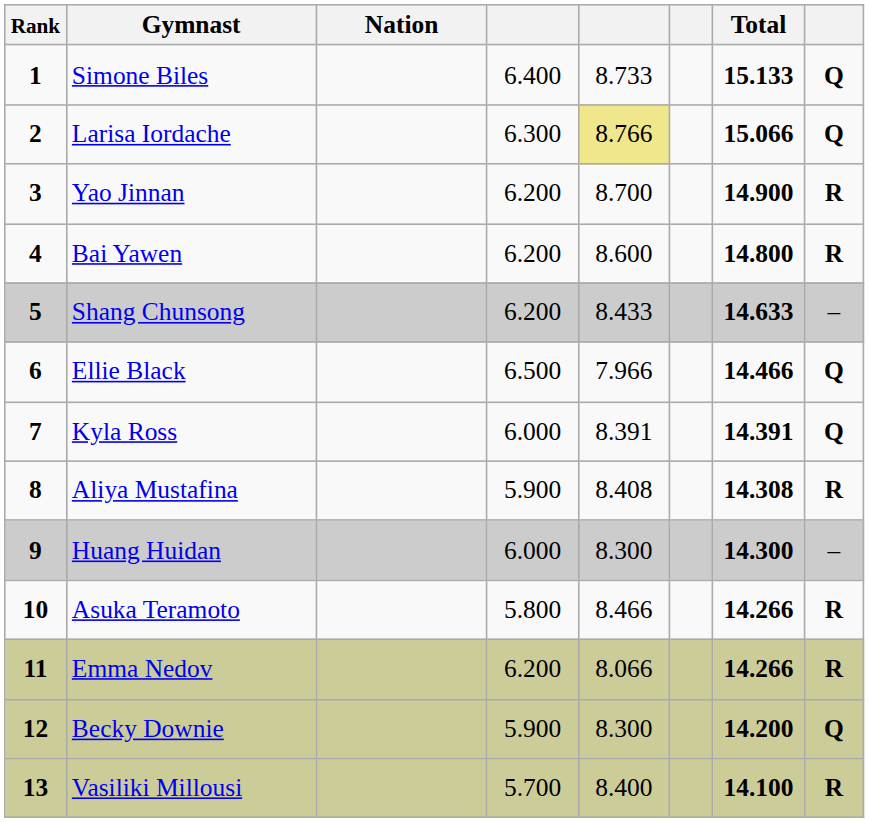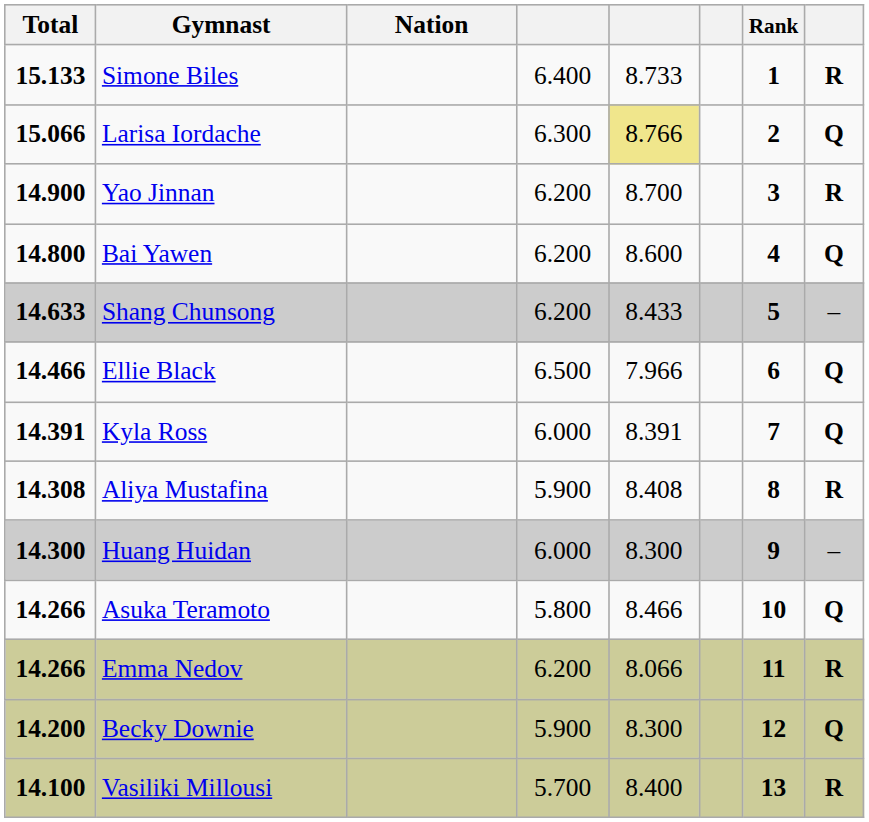columns swapped: (35, 26) <-> (759, 24)
(834, 74) Q -> (834, 74) R
(834, 252) R -> (834, 252) Q
(834, 609) R -> (834, 609) Q
